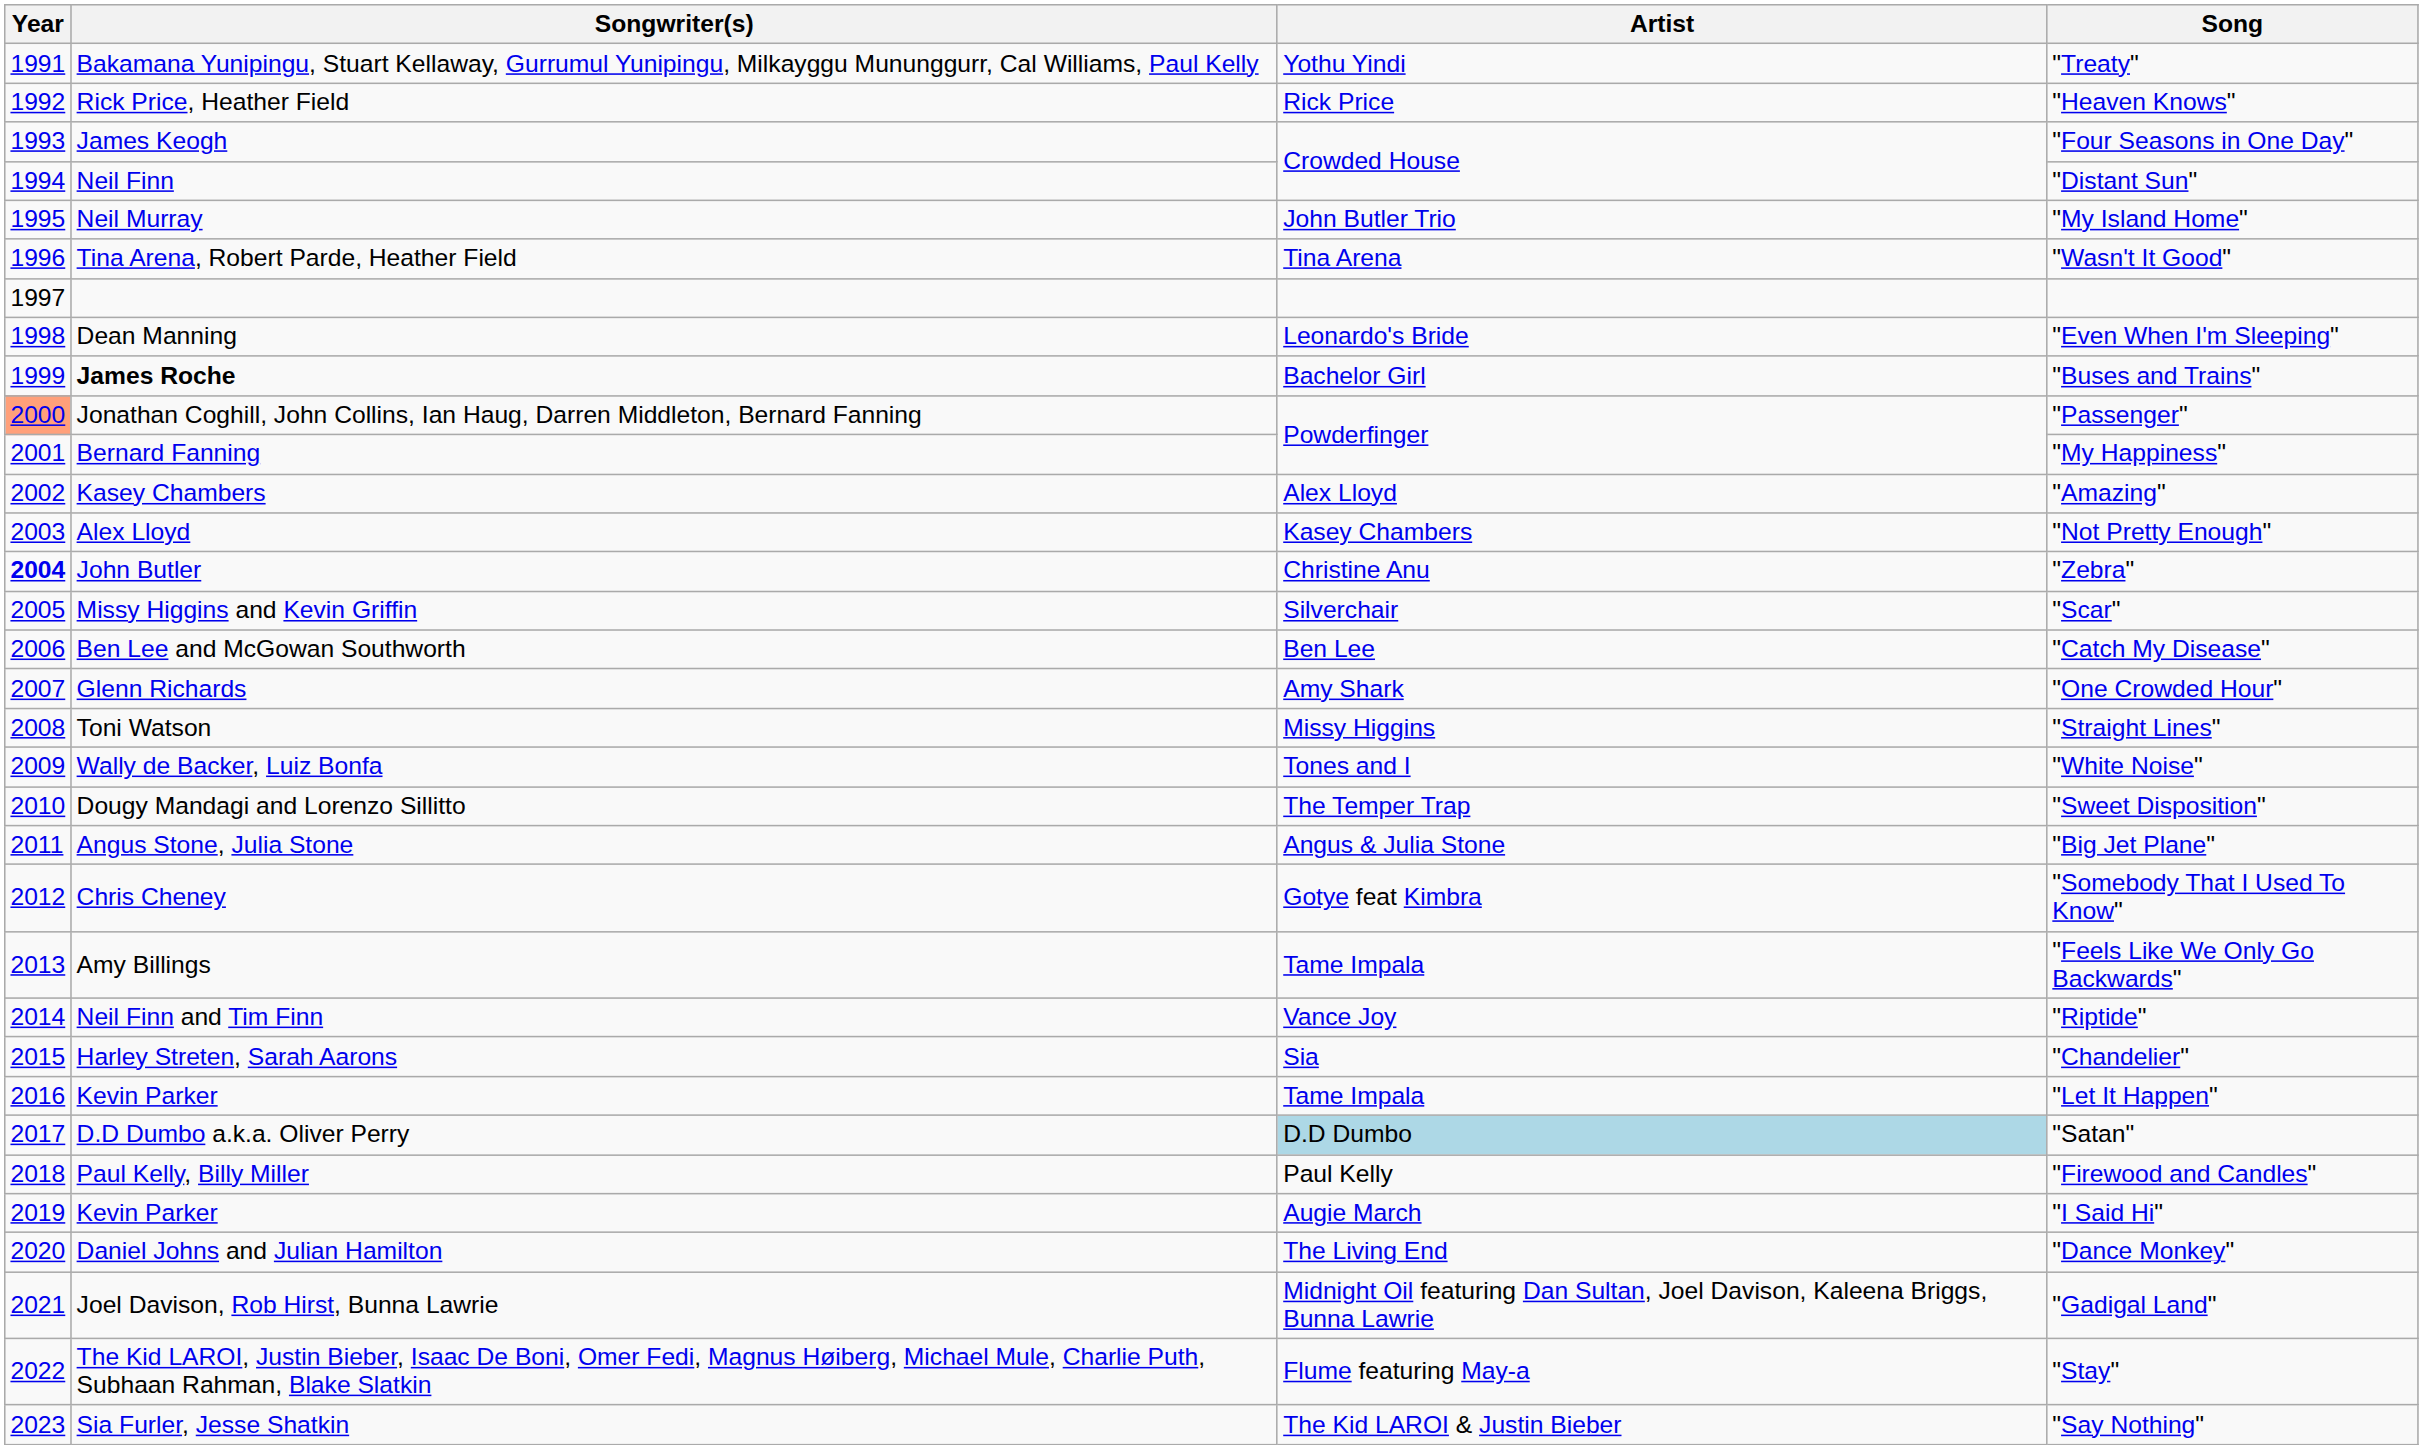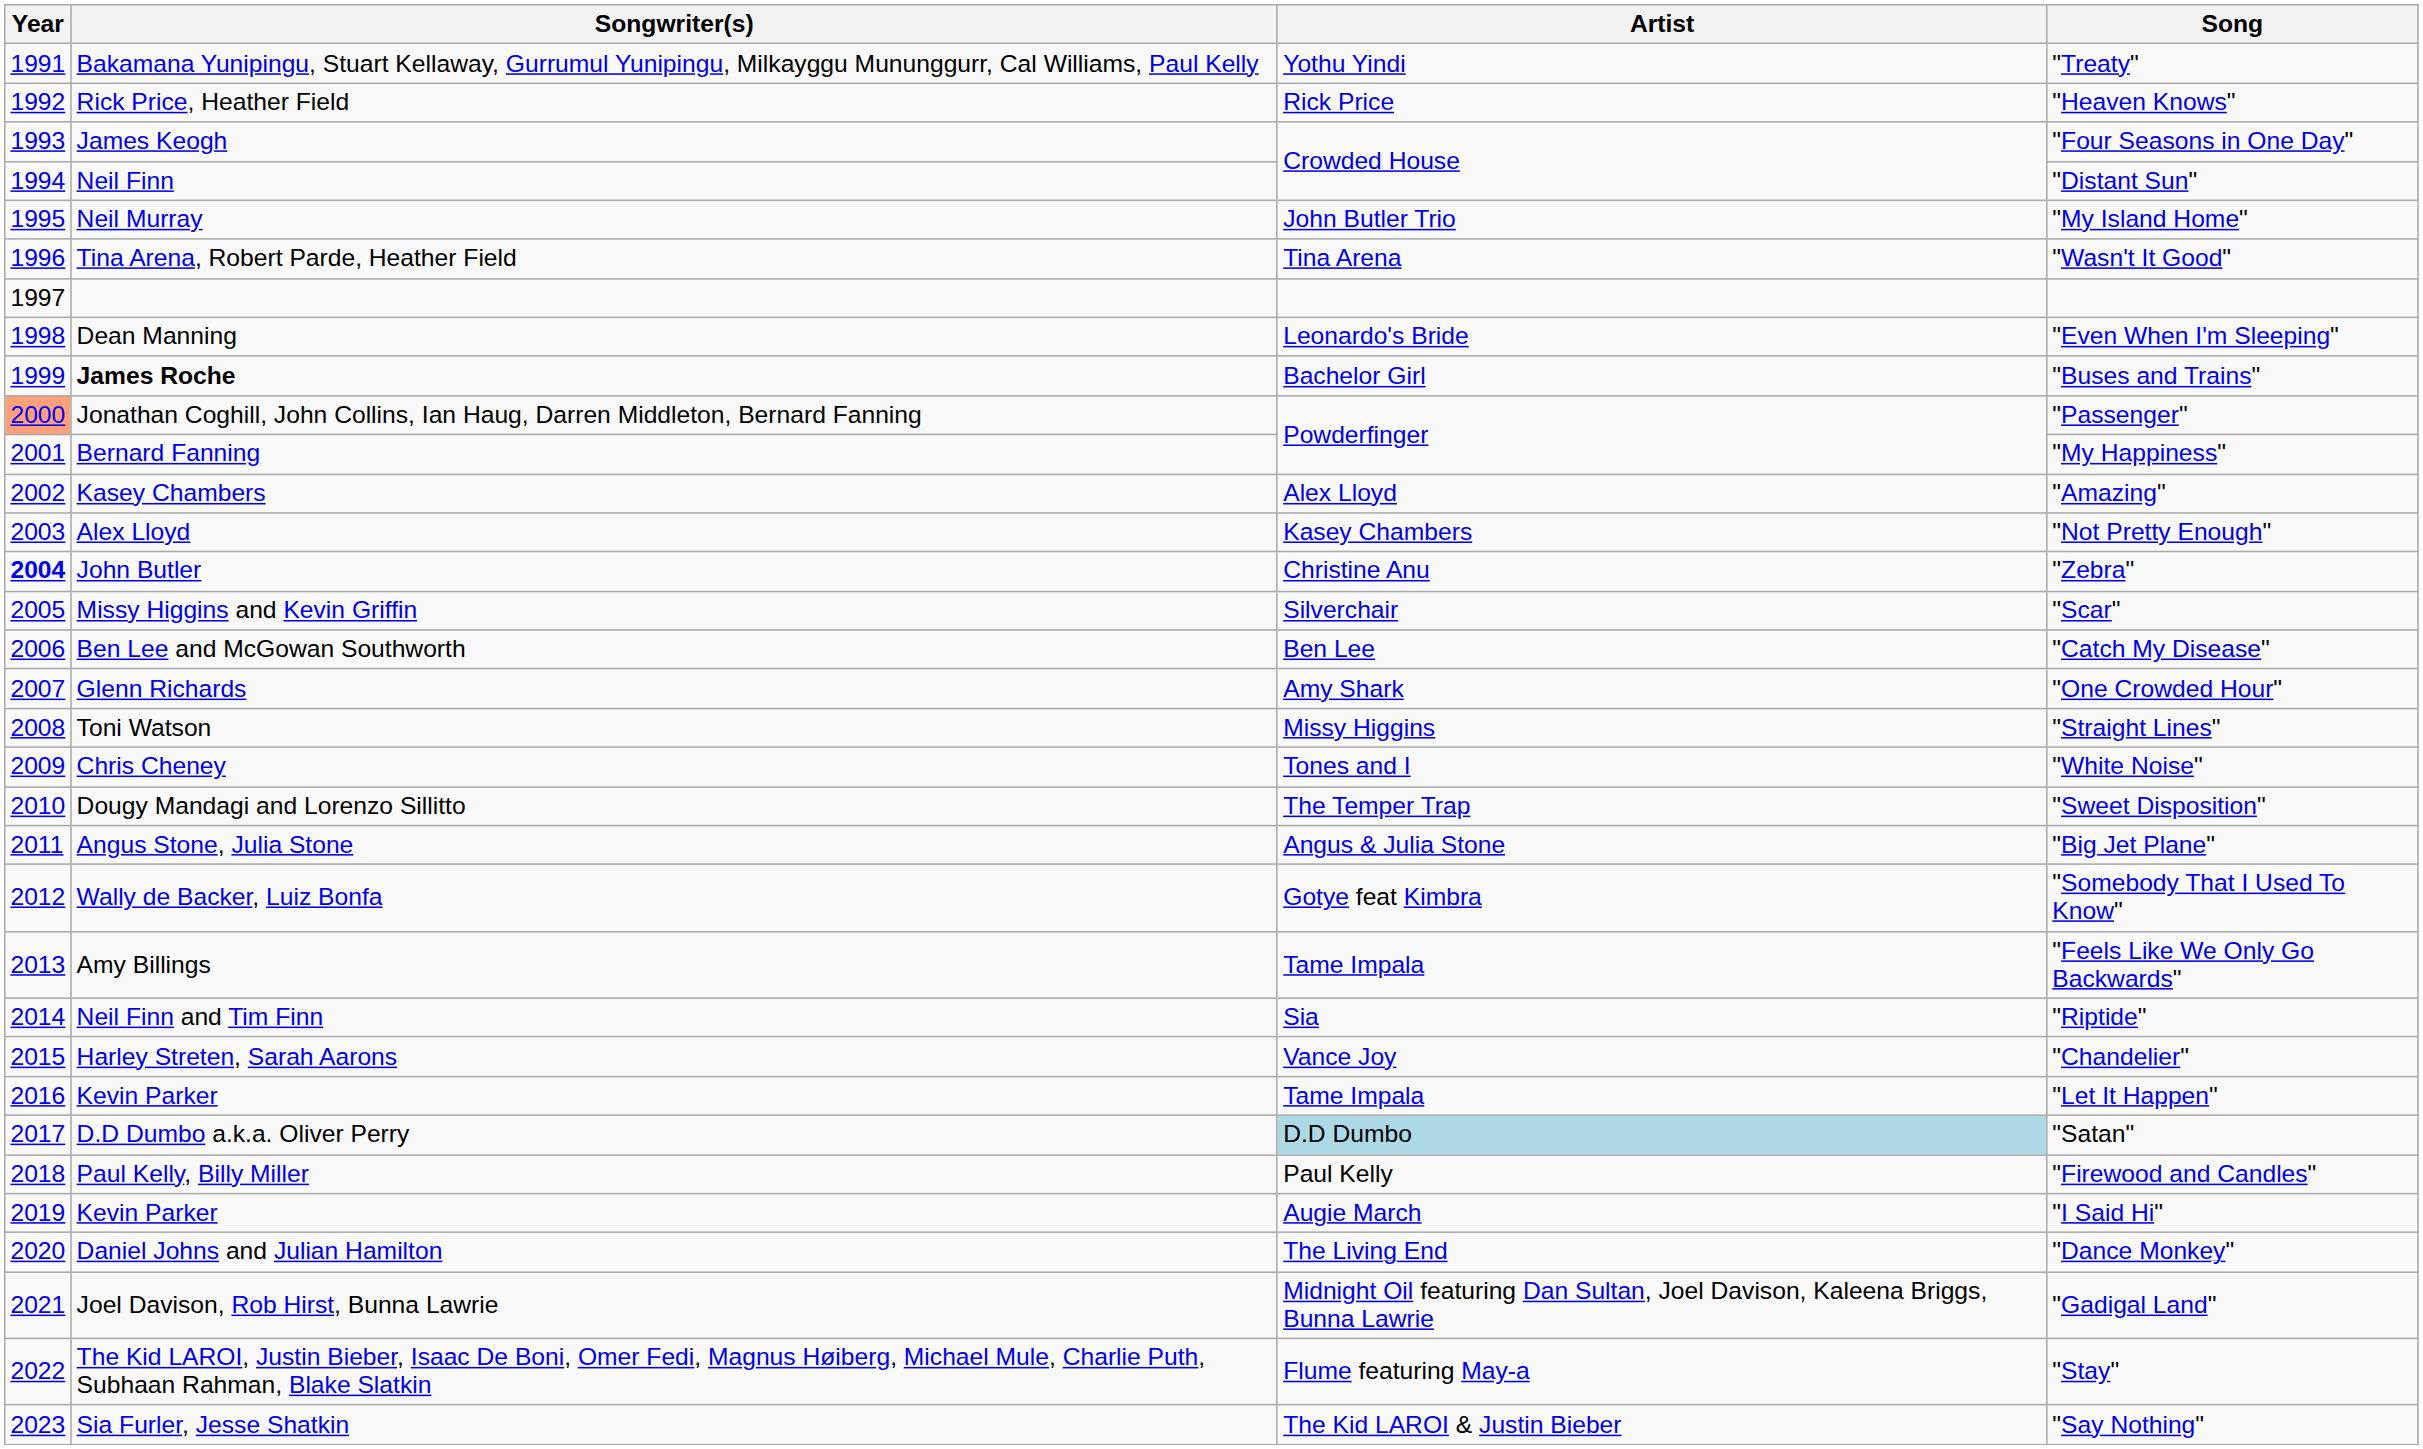(230, 766) Wally de Backer, Luiz Bonfa -> (151, 766) Chris Cheney
(151, 897) Chris Cheney -> (230, 897) Wally de Backer, Luiz Bonfa
(1340, 1017) Vance Joy -> (1301, 1017) Sia
(1301, 1056) Sia -> (1340, 1056) Vance Joy
